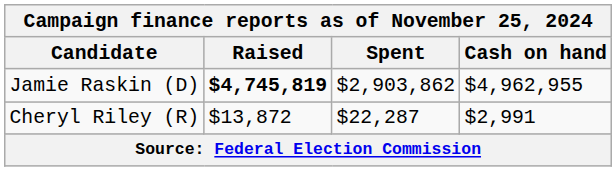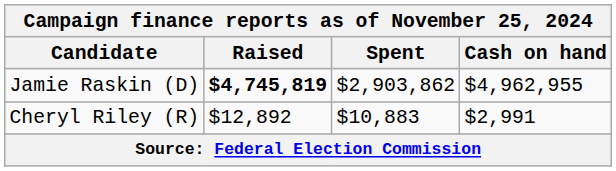(250, 117) $13,872 -> (250, 117) $12,892
(378, 117) $22,287 -> (378, 117) $10,883
